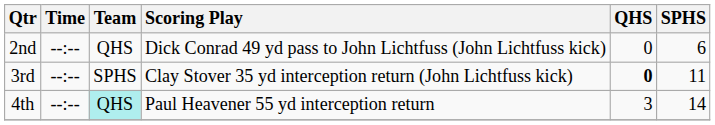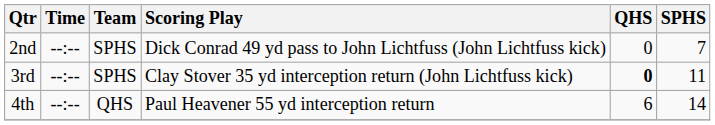(115, 47) QHS -> (115, 47) SPHS
(701, 47) 6 -> (701, 47) 7
(115, 104) paleturquoise background -> (115, 104) no background
(648, 104) 3 -> (648, 104) 6
